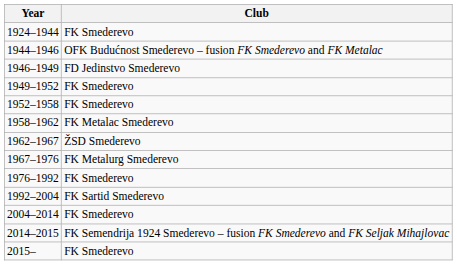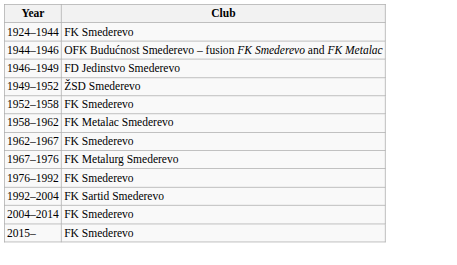(99, 86) FK Smederevo -> (102, 86) ŽSD Smederevo
(102, 141) ŽSD Smederevo -> (99, 141) FK Smederevo
- row: (33, 232)
